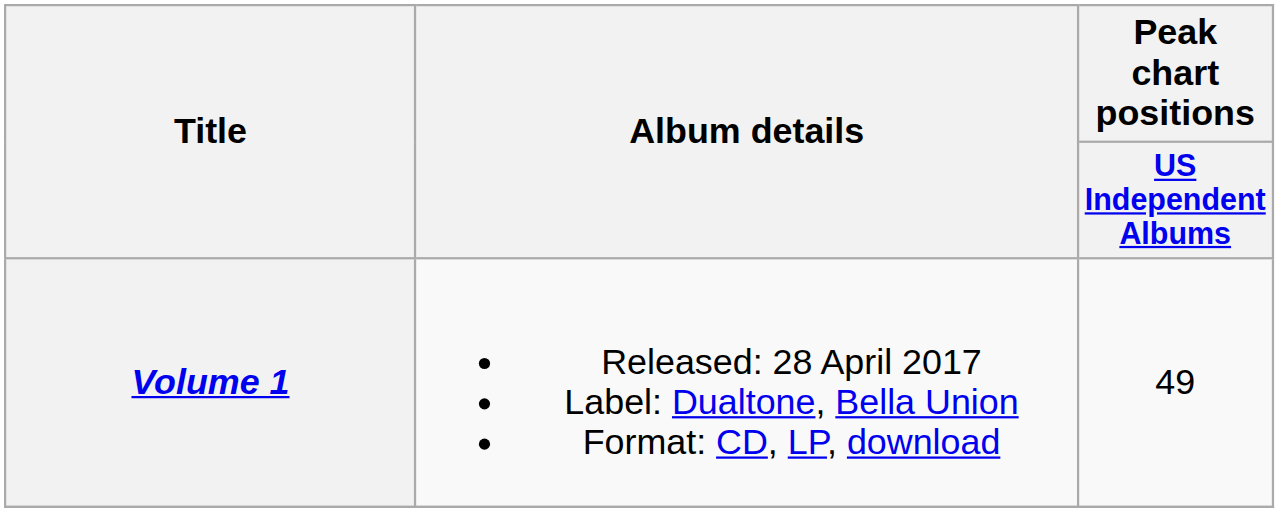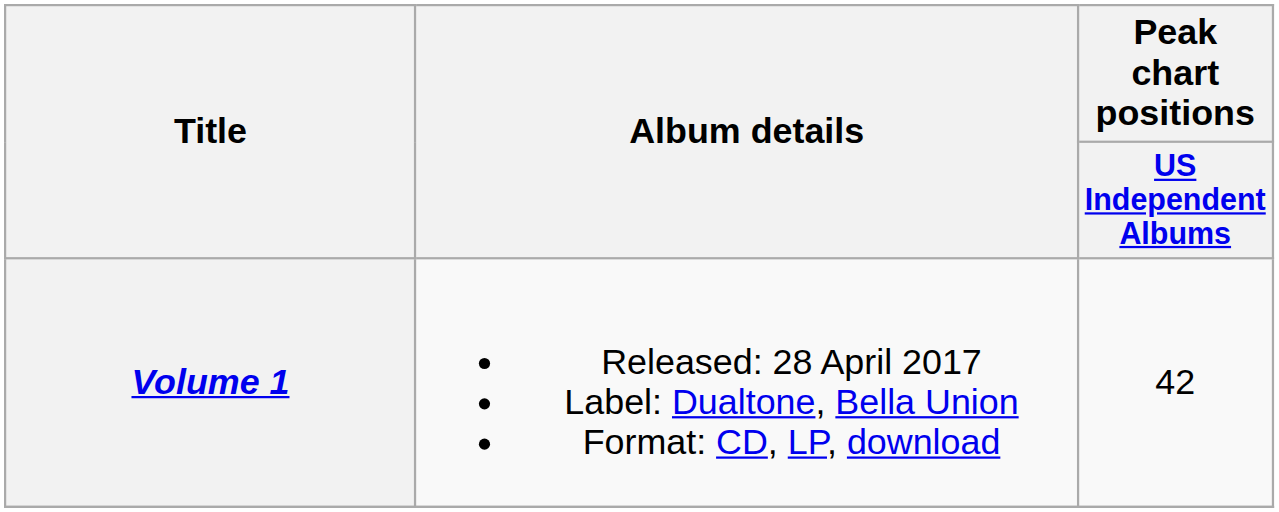(1175, 381) 49 -> (1175, 381) 42
